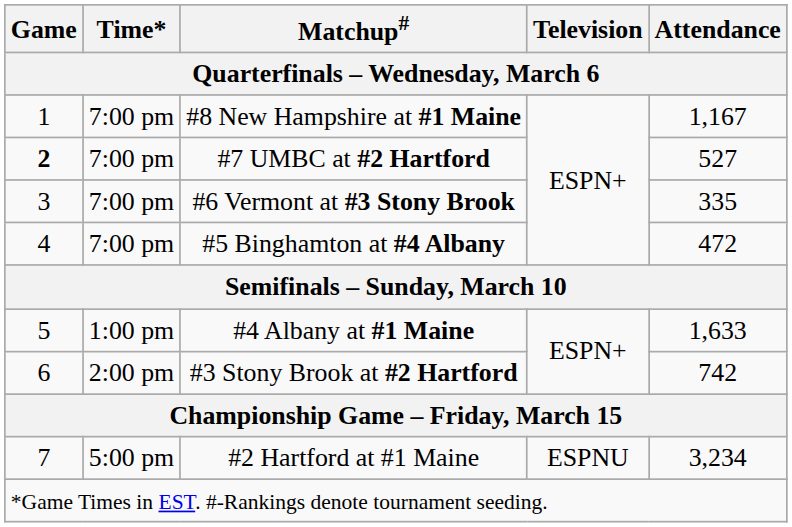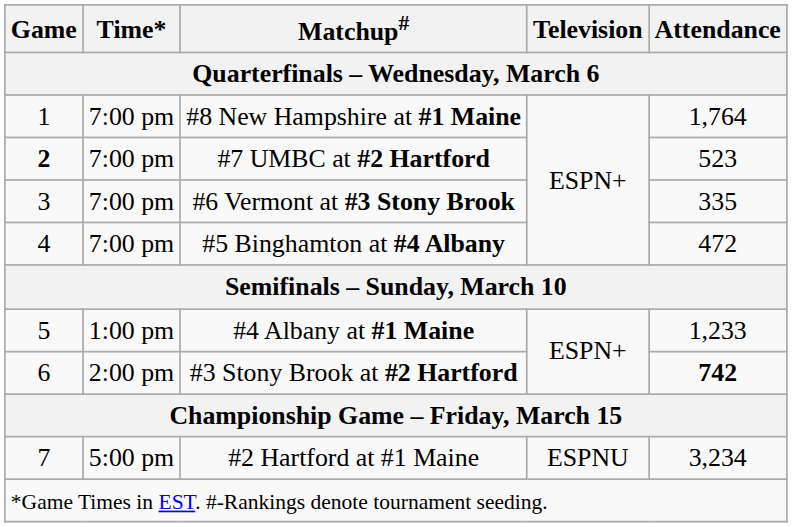(718, 116) 1,167 -> (718, 116) 1,764
(718, 159) 527 -> (718, 159) 523
(718, 329) 1,633 -> (718, 329) 1,233
(718, 372) normal -> (718, 372) bold
